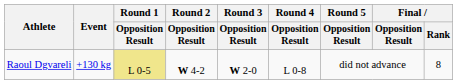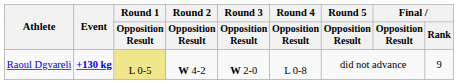(94, 65) normal -> (94, 65) bold
(438, 65) 8 -> (439, 65) 9
